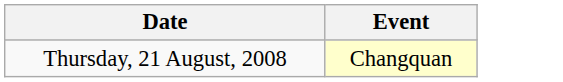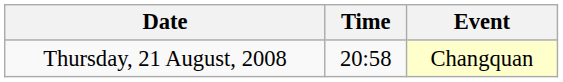+ column: (366, 22)
